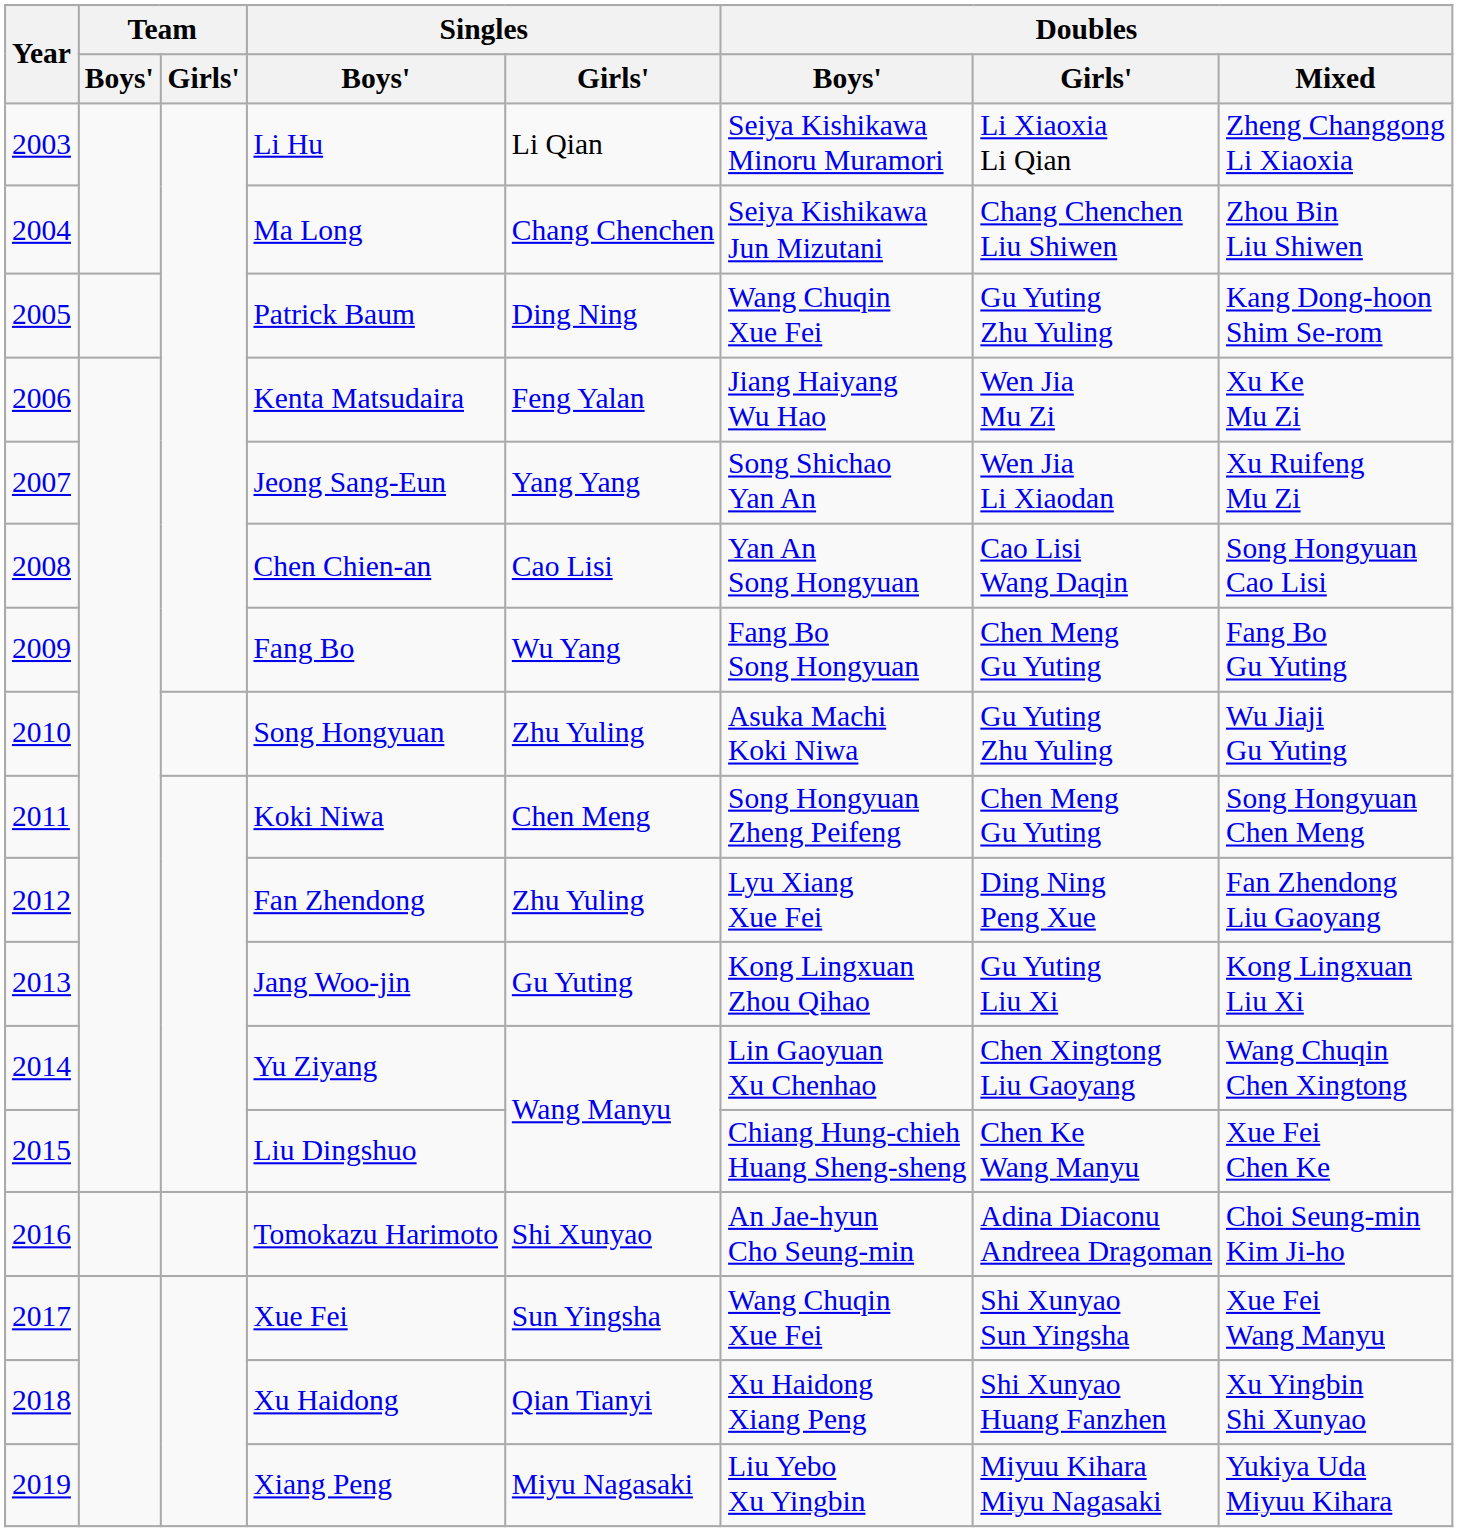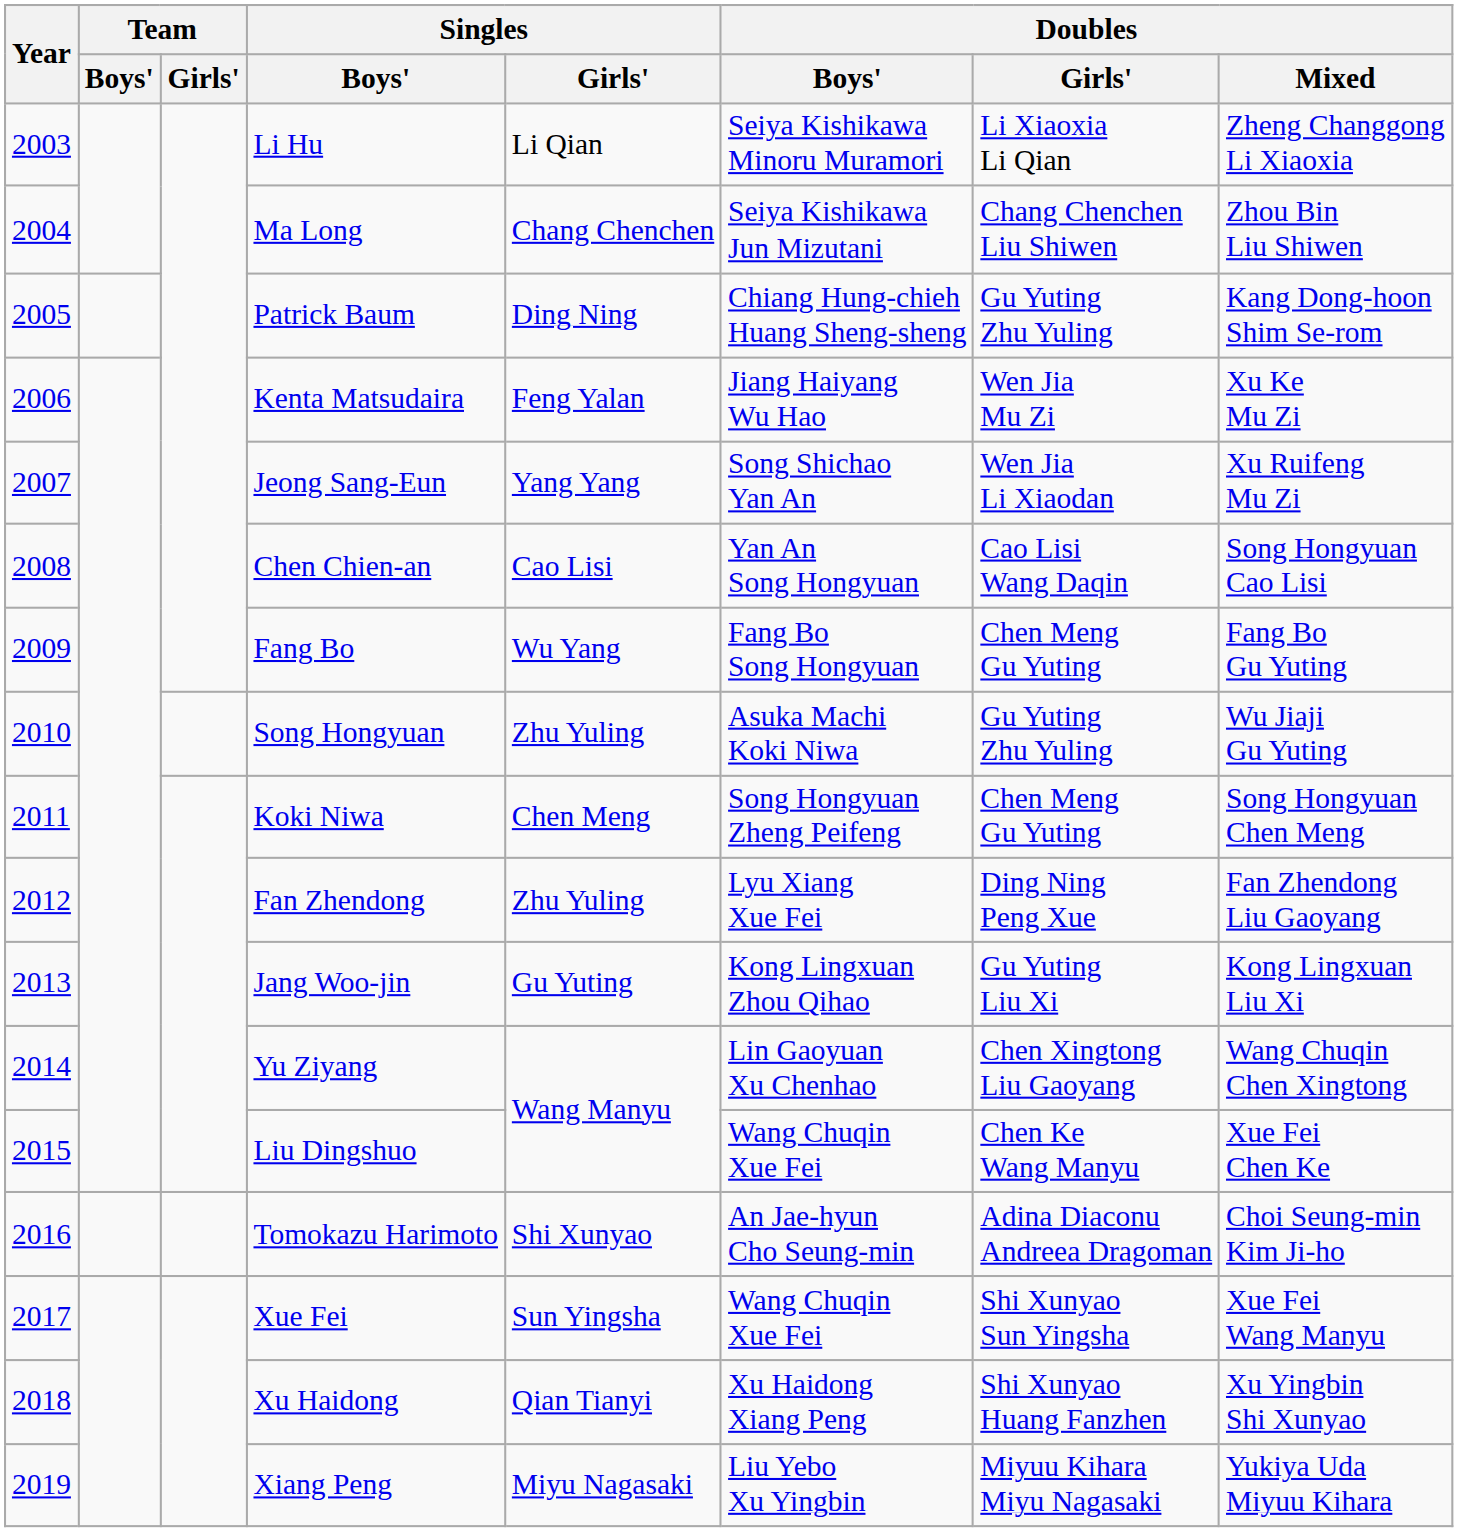(809, 315) Wang Chuqin Xue Fei -> (847, 315) Chiang Hung-chieh Huang Sheng-sheng
(847, 1150) Chiang Hung-chieh Huang Sheng-sheng -> (809, 1150) Wang Chuqin Xue Fei
